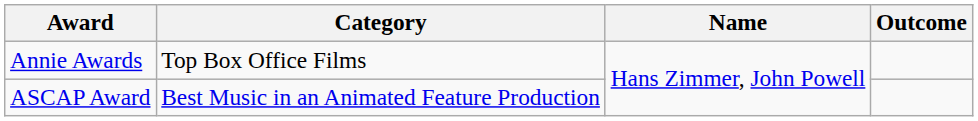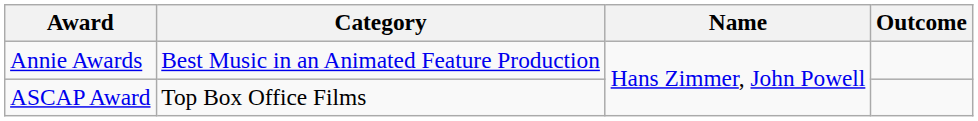(264, 60) Top Box Office Films -> (381, 60) Best Music in an Animated Feature Production
(381, 97) Best Music in an Animated Feature Production -> (264, 97) Top Box Office Films
